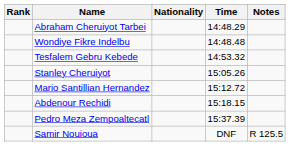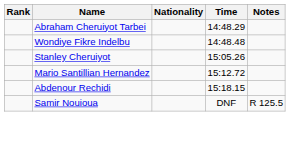- row: (86, 57)
- row: (92, 118)
